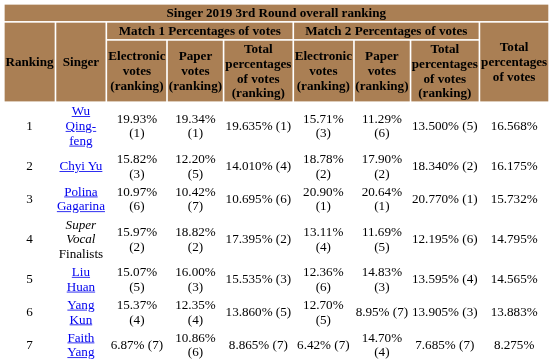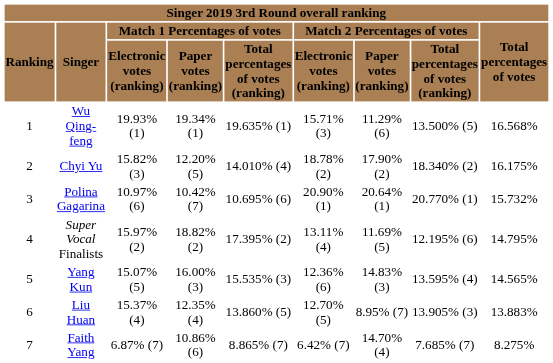(81, 279) Liu Huan -> (81, 279) Yang Kun
(81, 312) Yang Kun -> (81, 312) Liu Huan
